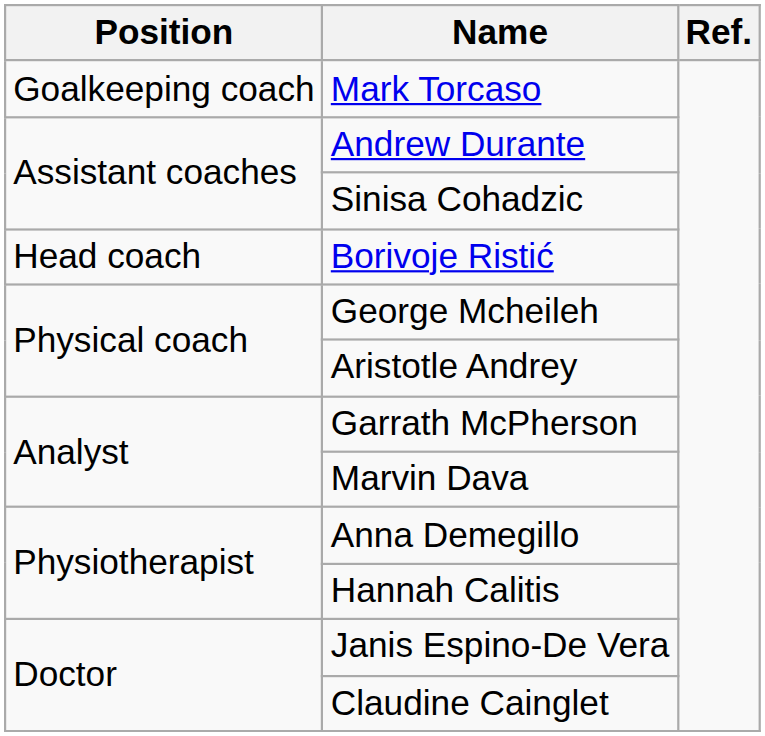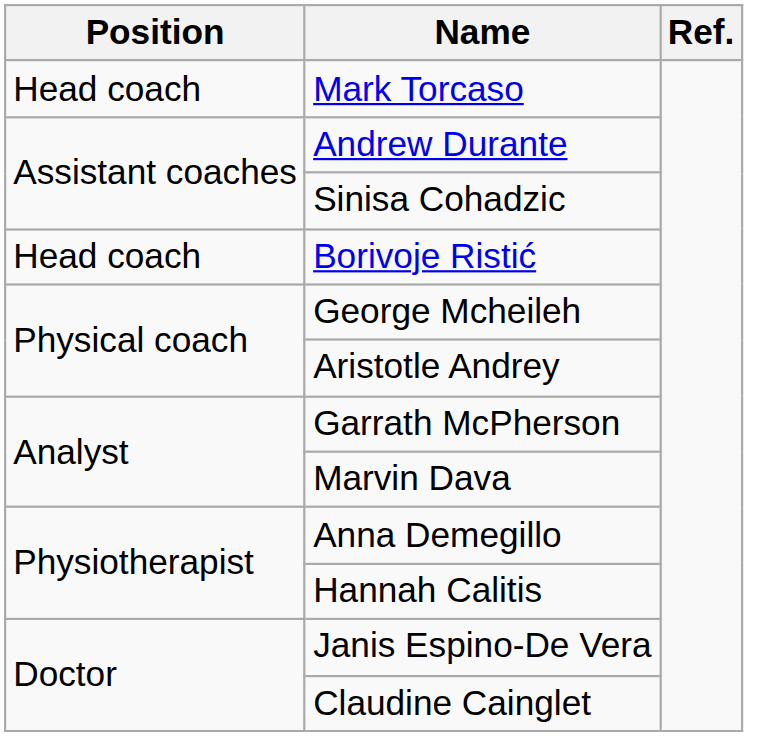(164, 88) Goalkeeping coach -> (107, 88) Head coach
